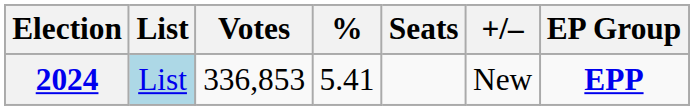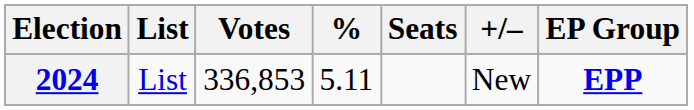(163, 79) lightblue background -> (163, 79) no background
(347, 79) 5.41 -> (346, 79) 5.11
